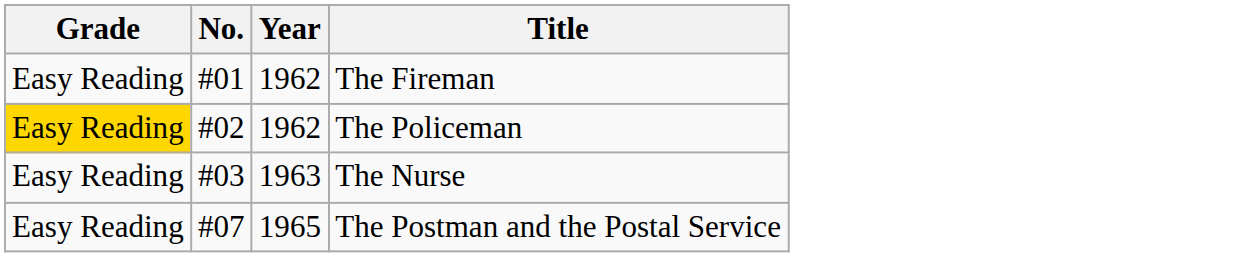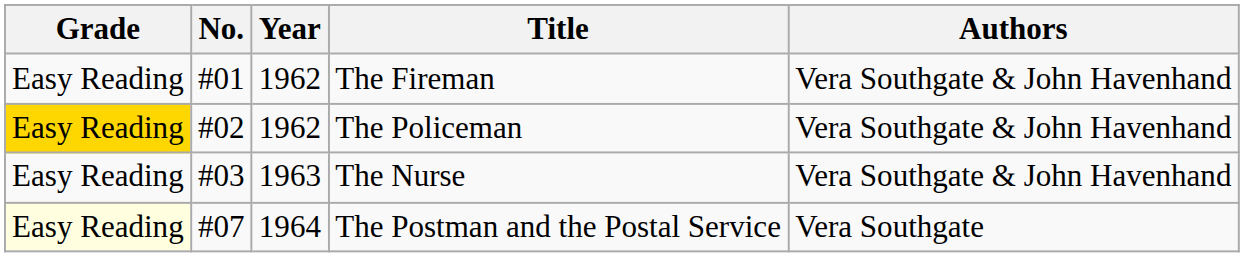+ column: (1013, 29)
(98, 226) no background -> (98, 226) lightyellow background
(290, 226) 1965 -> (290, 226) 1964
